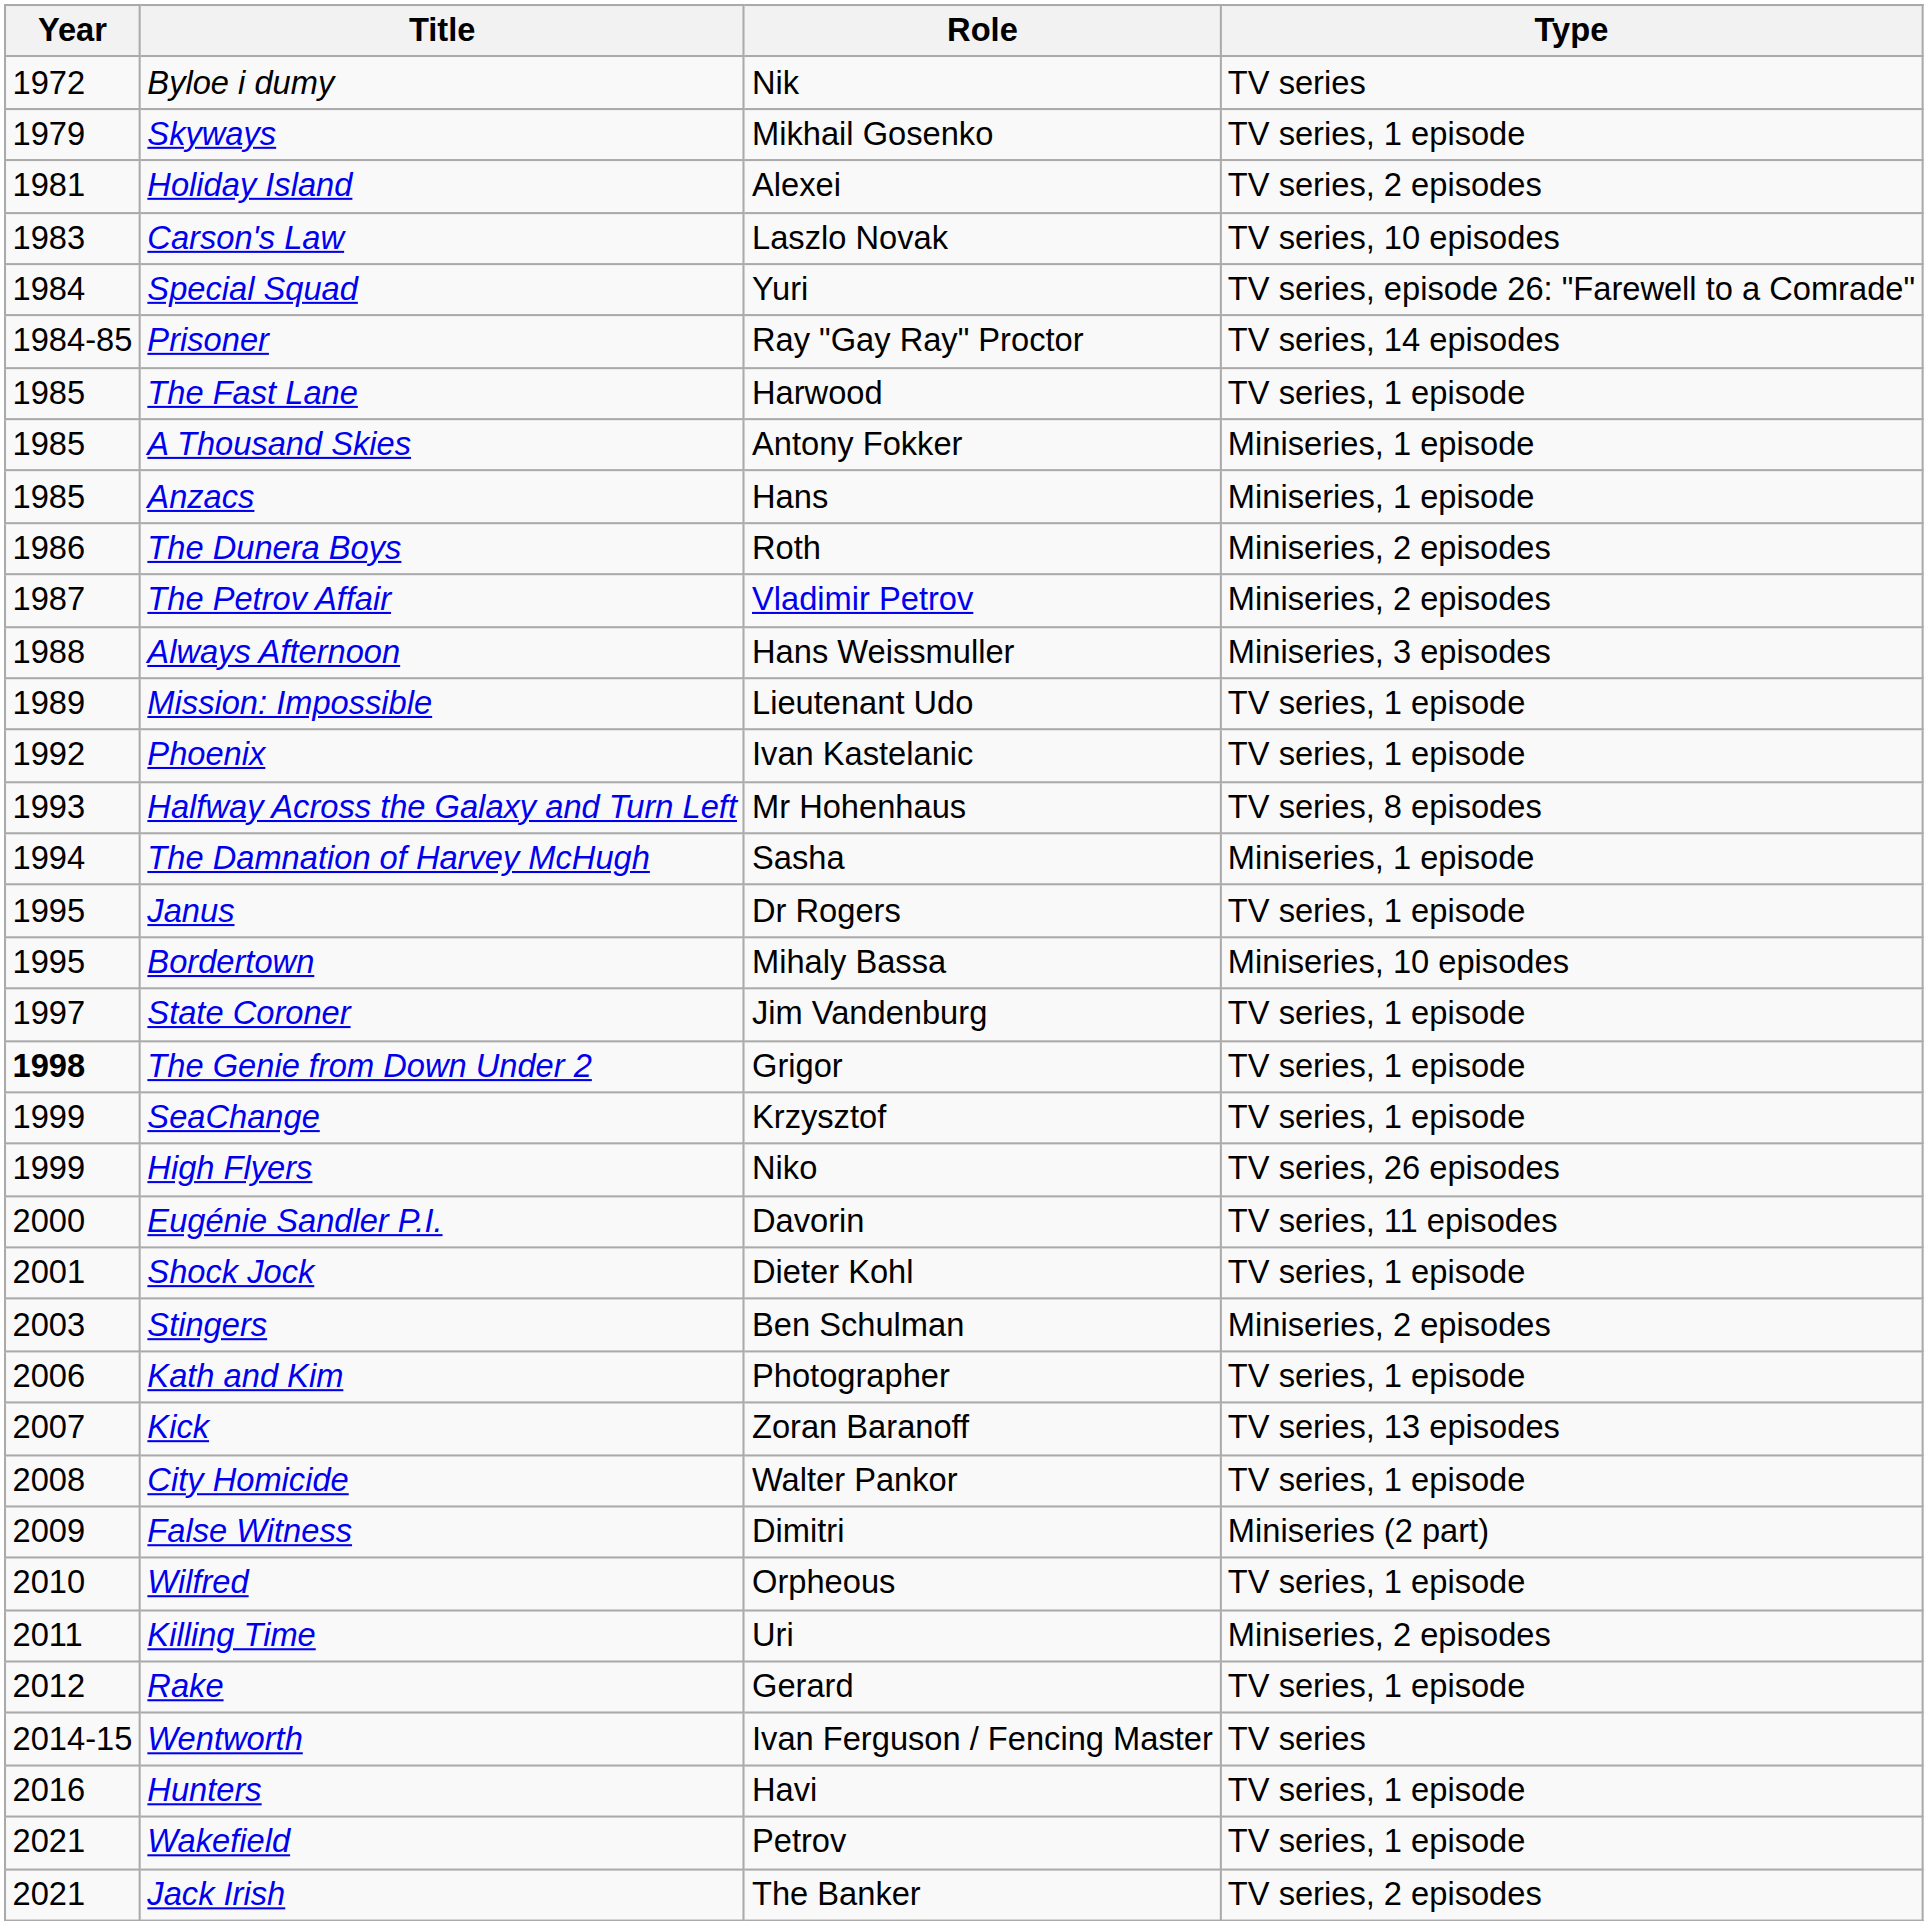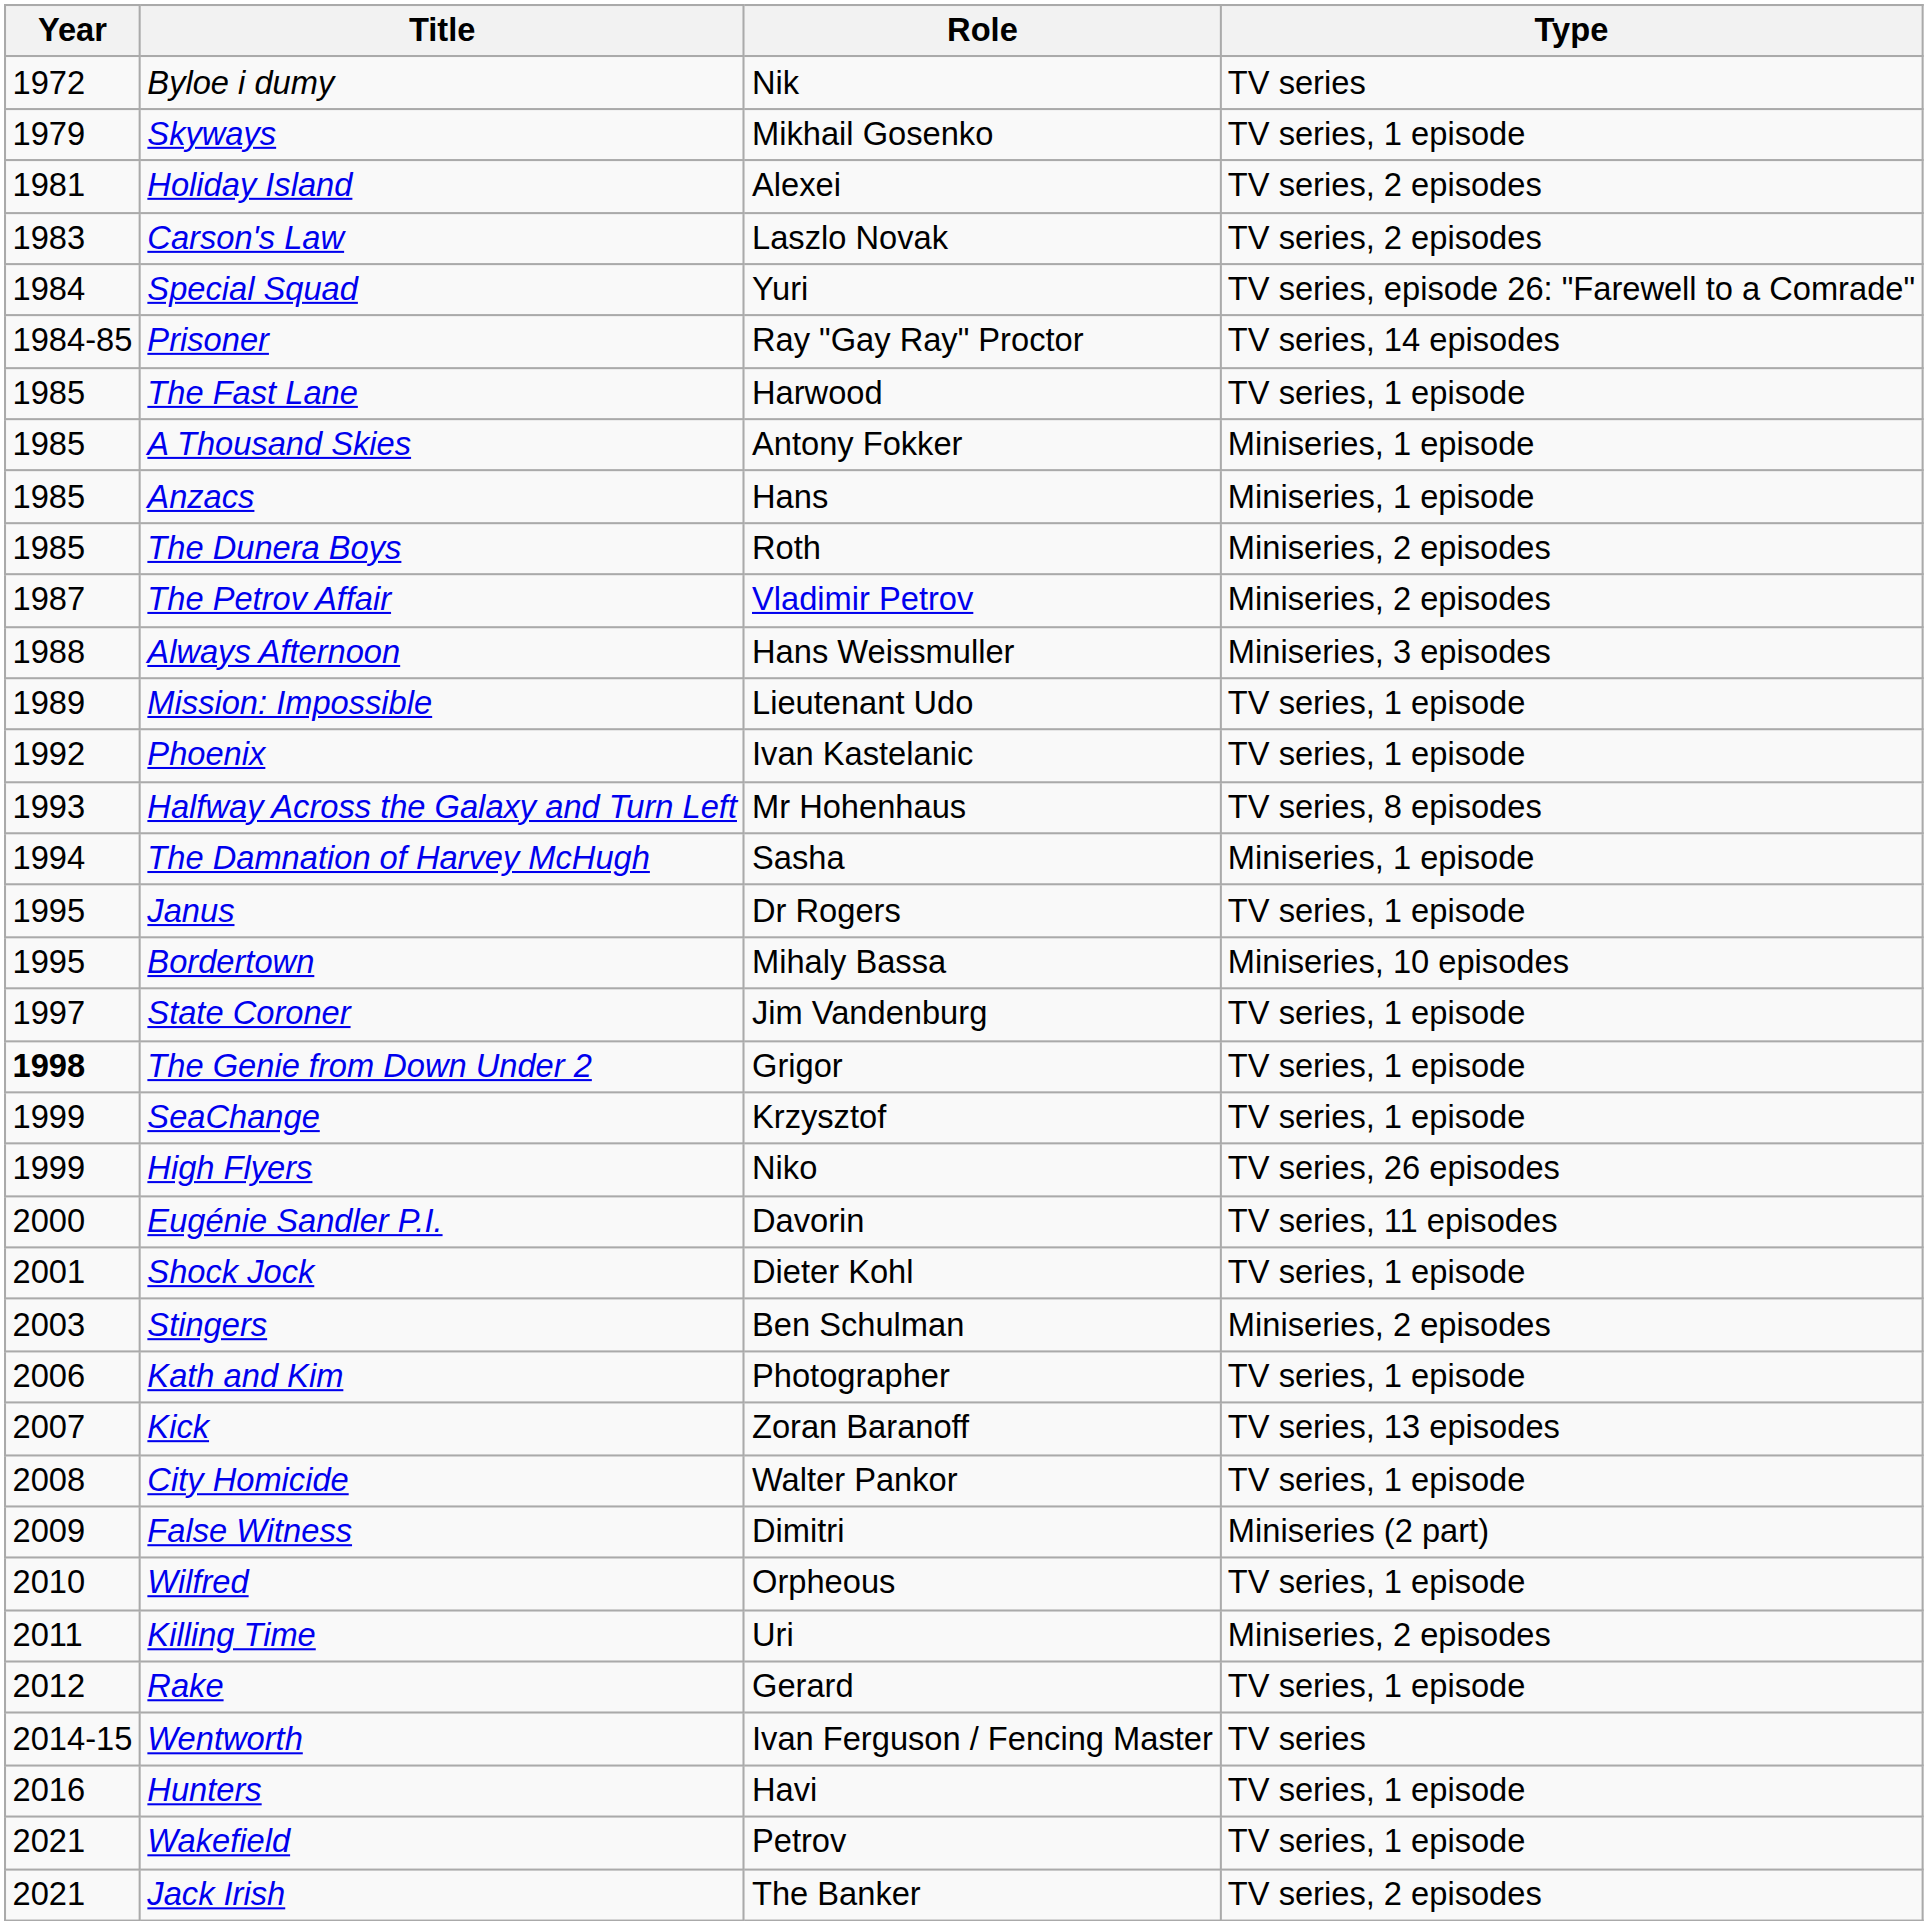(1394, 237) TV series, 10 episodes -> (1385, 237) TV series, 2 episodes
(49, 548) 1986 -> (49, 548) 1985
